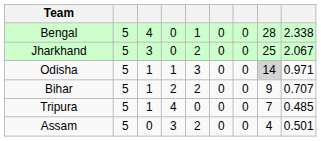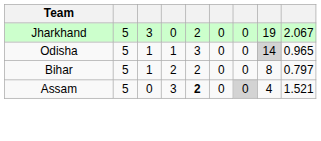- row: (59, 32)
(269, 51) 25 -> (269, 32) 19
(299, 70) 0.971 -> (299, 51) 0.965
(269, 88) 9 -> (269, 70) 8
(299, 88) 0.707 -> (299, 70) 0.797
- row: (59, 107)
(197, 126) normal -> (197, 88) bold
(245, 126) no background -> (245, 88) lightgrey background
(299, 126) 0.501 -> (299, 88) 1.521
